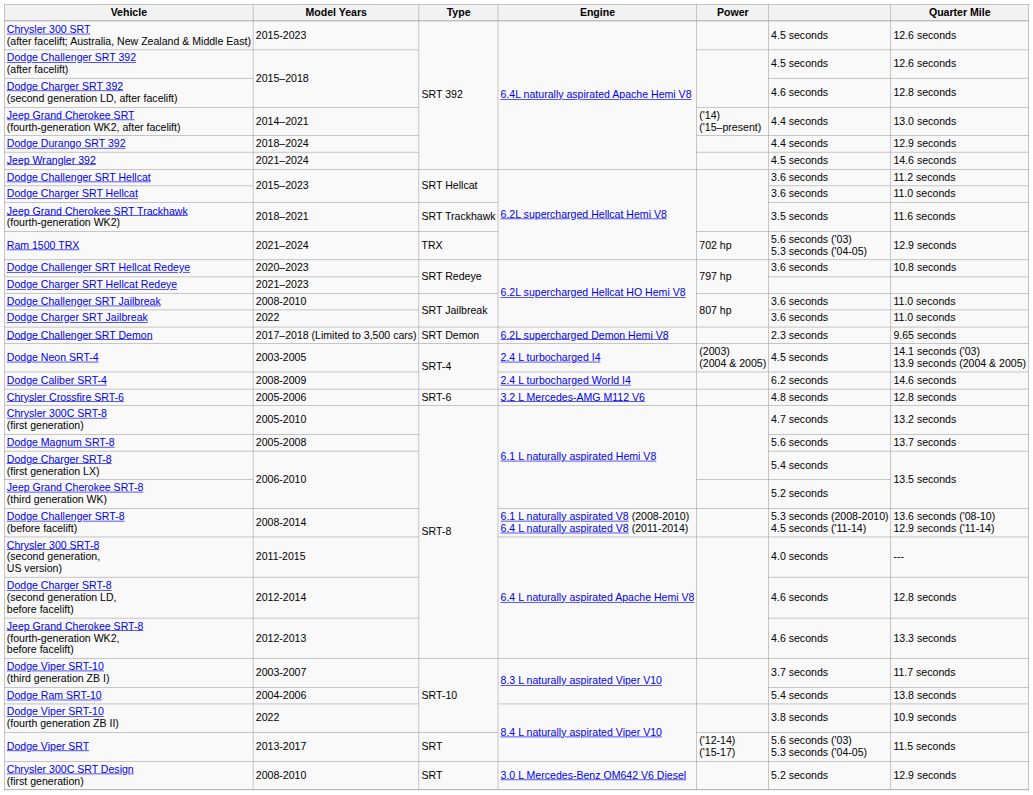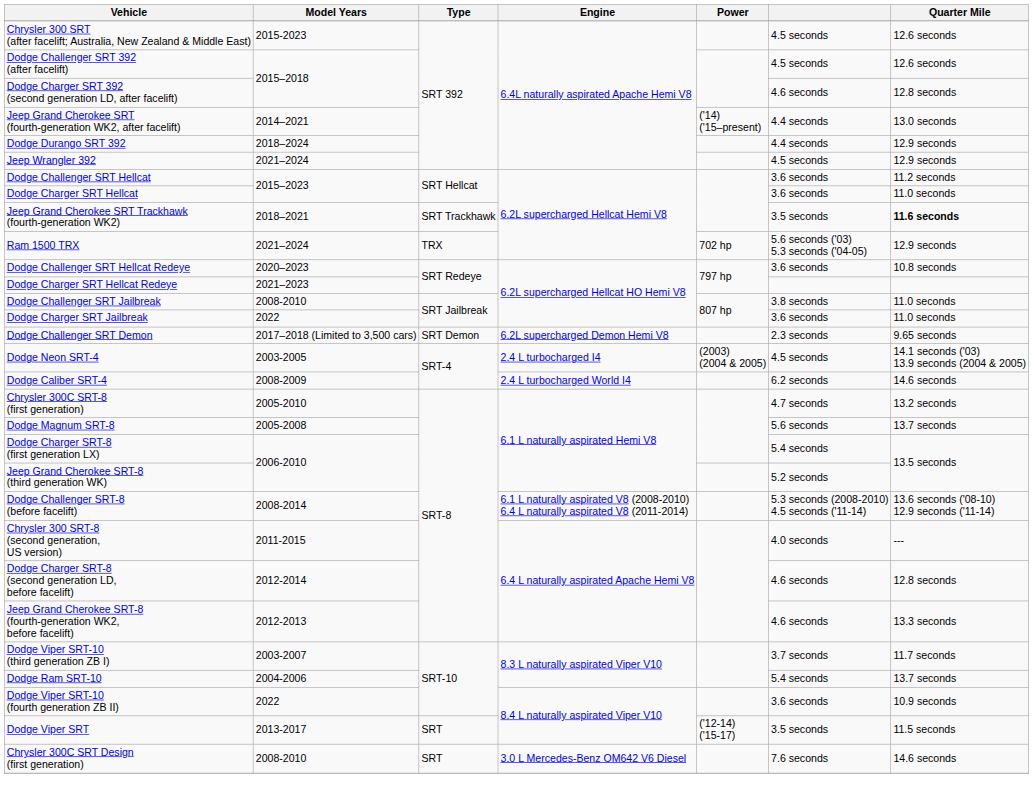(925, 160) 14.6 seconds -> (925, 160) 12.9 seconds
(924, 217) normal -> (926, 217) bold
(800, 301) 3.6 seconds -> (800, 301) 3.8 seconds
- row: (65, 397)
(925, 695) 13.8 seconds -> (925, 678) 13.7 seconds
(800, 718) 3.8 seconds -> (800, 701) 3.6 seconds
(819, 746) 5.6 seconds ('03) 5.3 seconds ('04-05) -> (800, 730) 3.5 seconds
(800, 775) 5.2 seconds -> (800, 758) 7.6 seconds
(925, 775) 12.9 seconds -> (925, 758) 14.6 seconds
